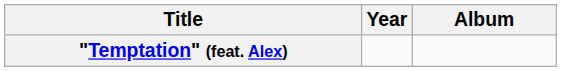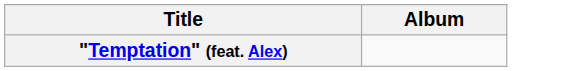- column: (387, 19)
